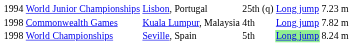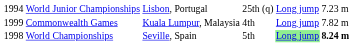(14, 22) 1998 -> (14, 22) 1999
(335, 36) normal -> (335, 36) bold
